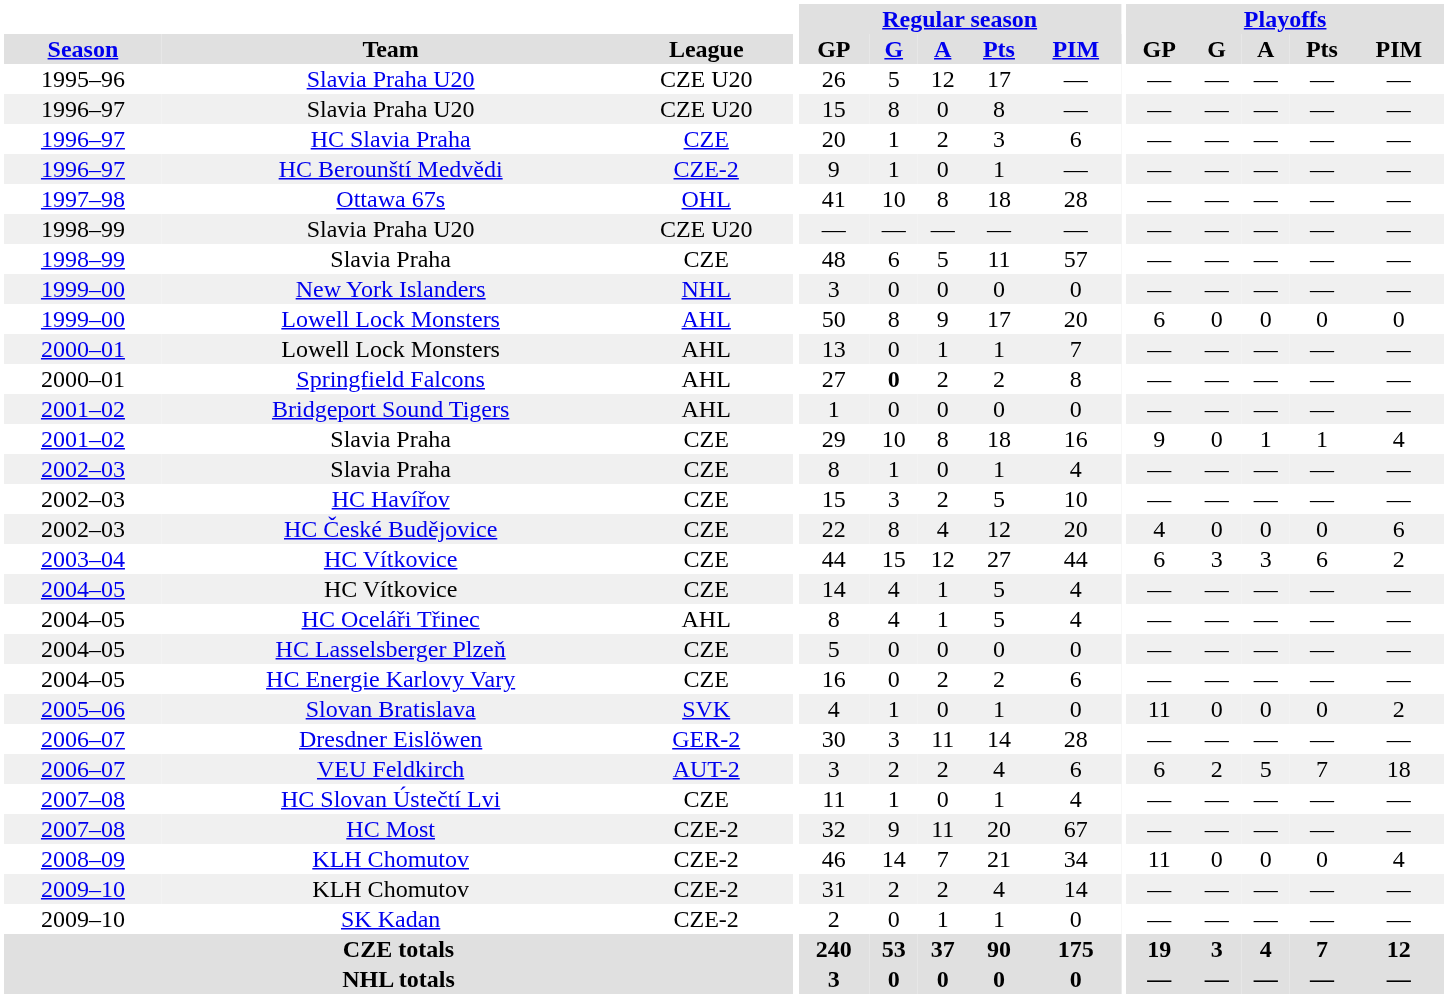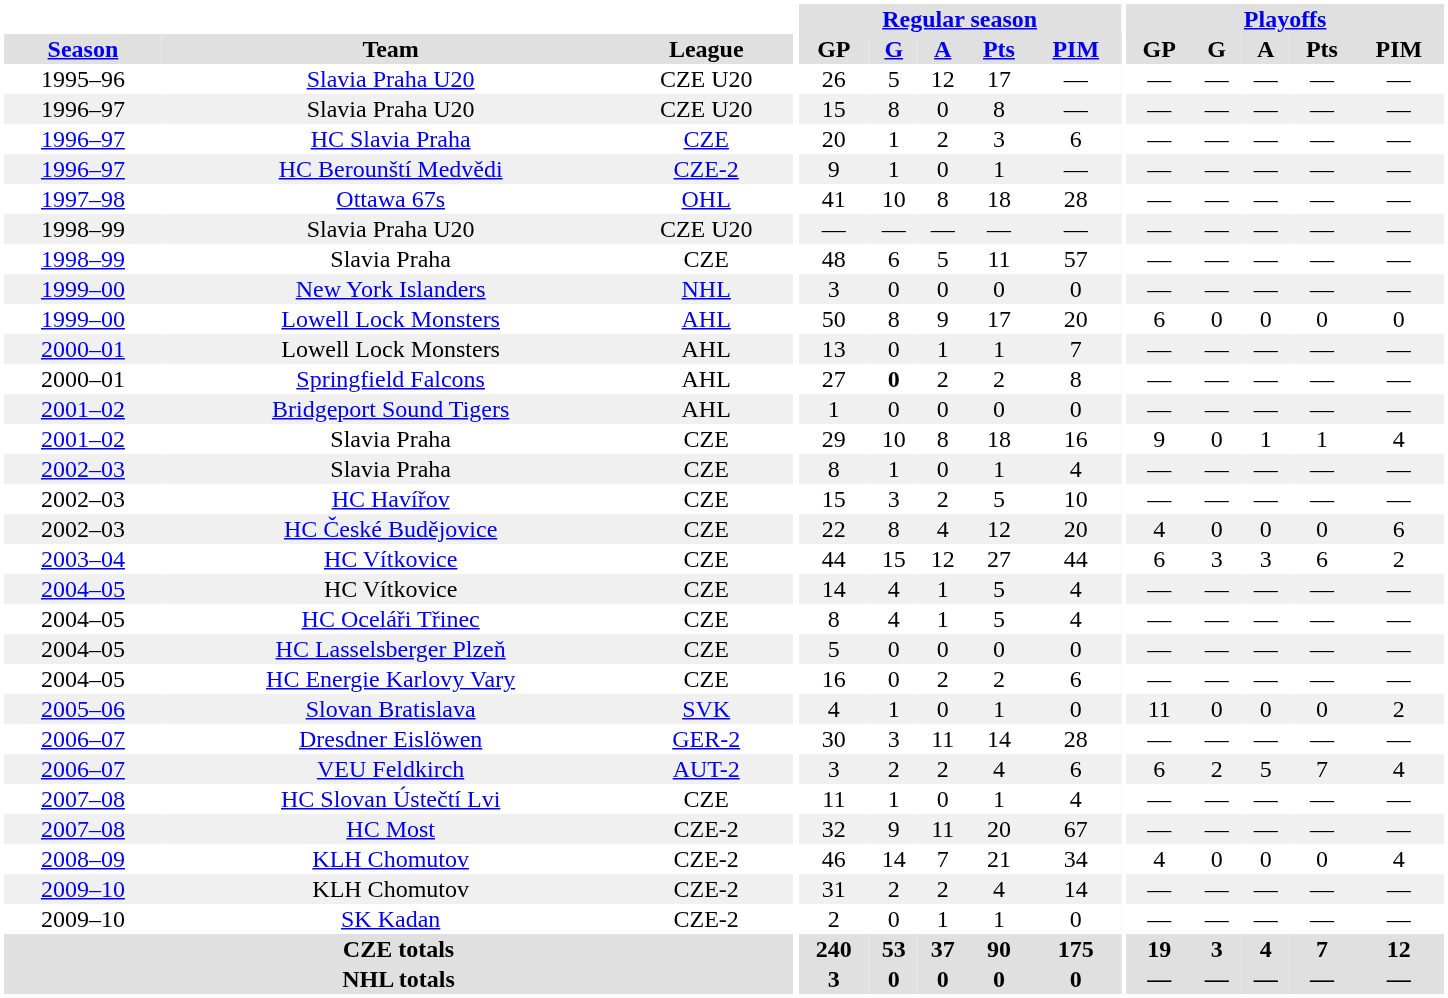(706, 618) AHL -> (706, 618) CZE
(1399, 768) 18 -> (1399, 768) 4
(1159, 858) 11 -> (1159, 858) 4
